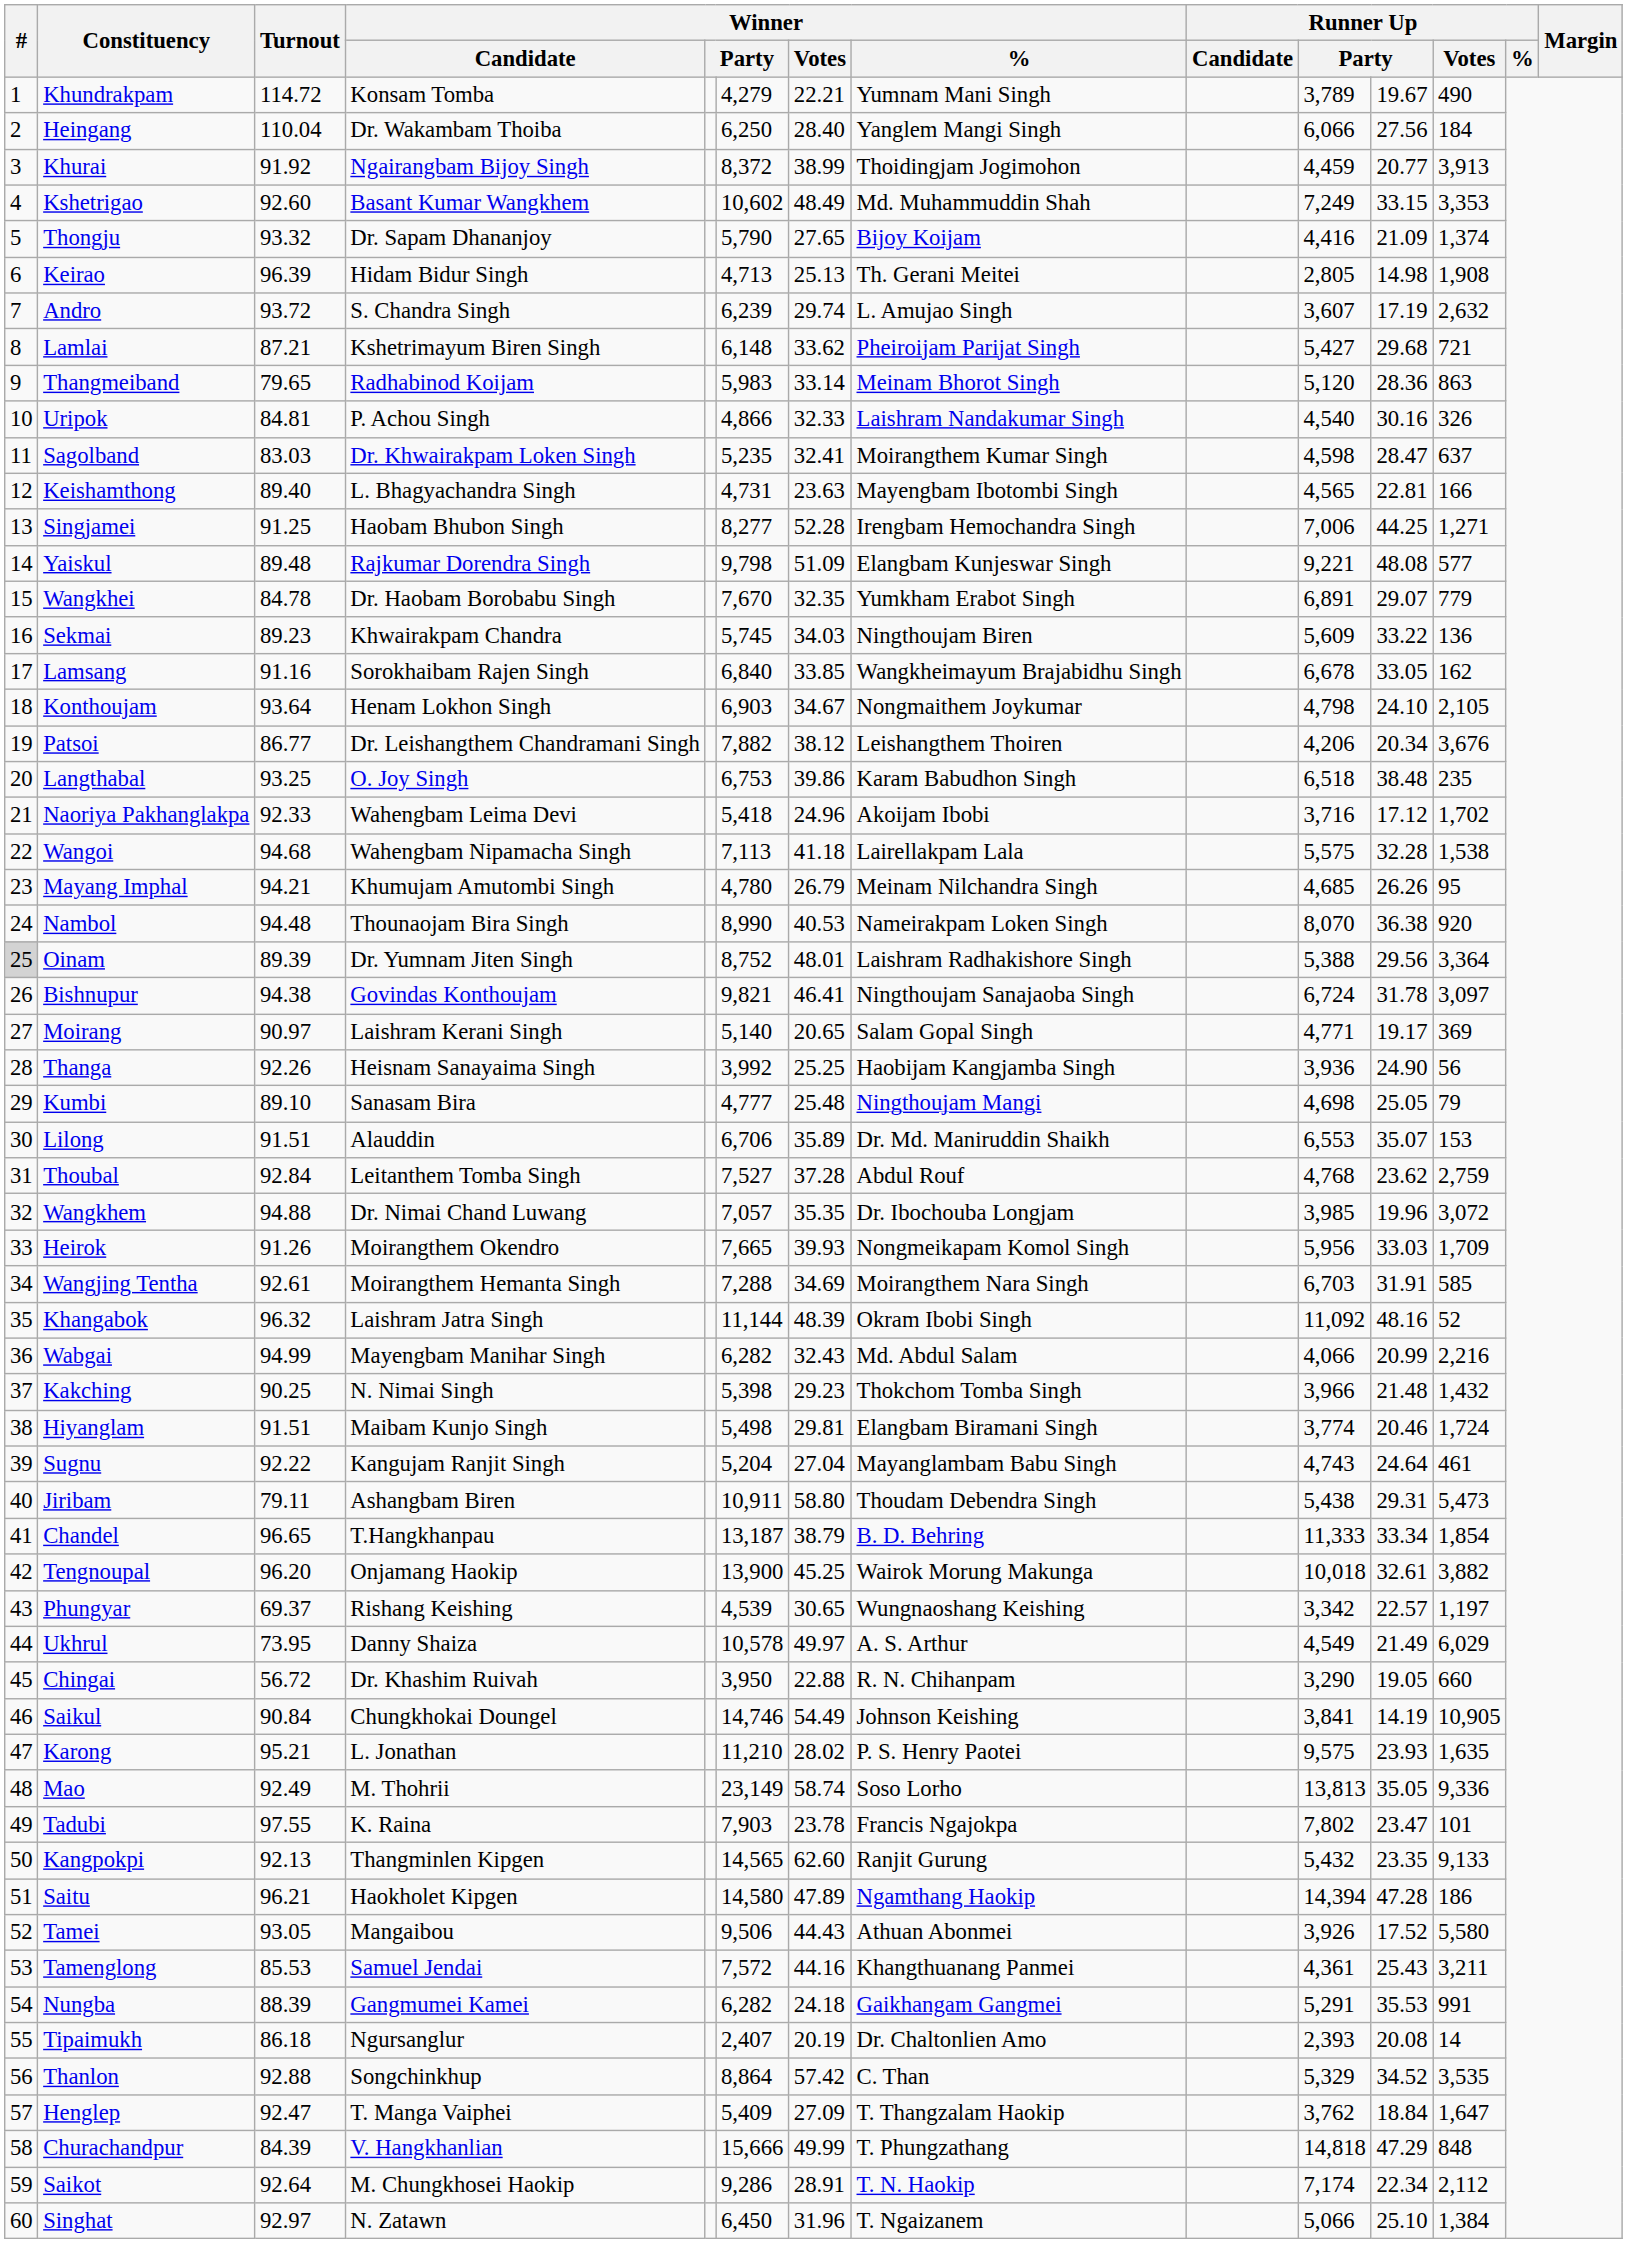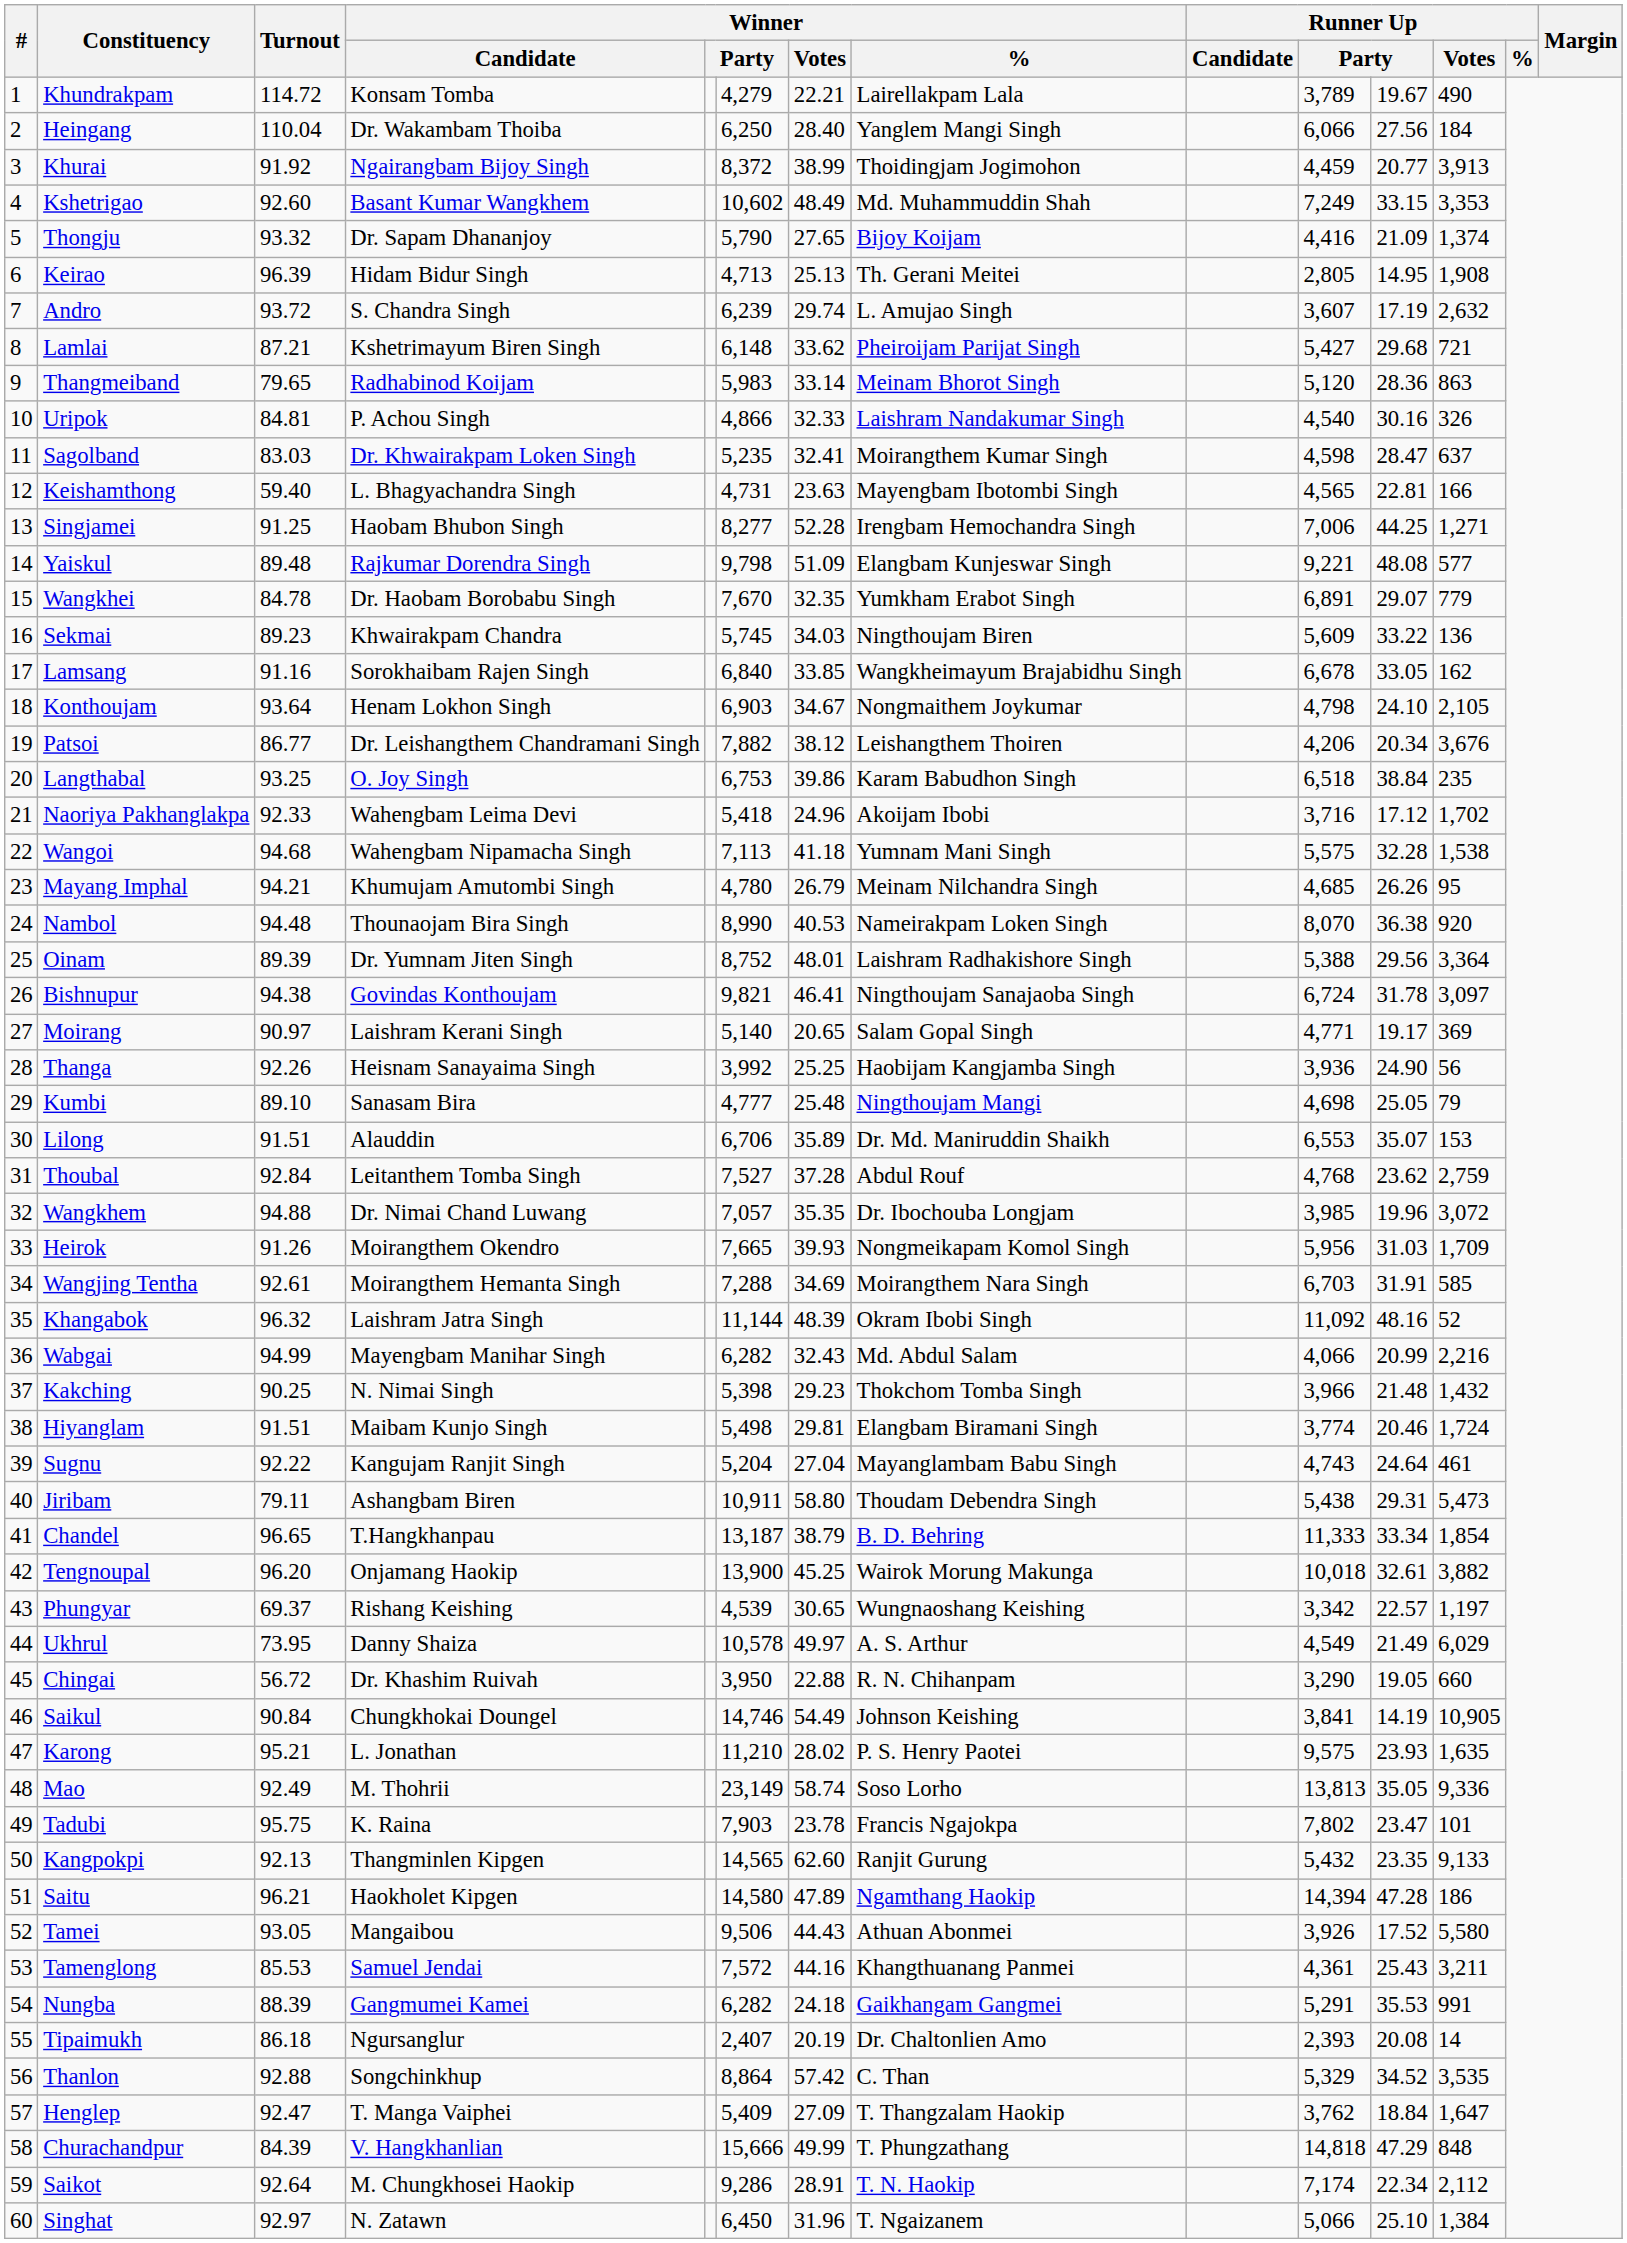(954, 94) Yumnam Mani Singh -> (940, 94) Lairellakpam Lala
(1402, 274) 14.98 -> (1402, 274) 14.95
(285, 490) 89.40 -> (285, 490) 59.40
(1402, 779) 38.48 -> (1402, 779) 38.84
(940, 851) Lairellakpam Lala -> (954, 851) Yumnam Mani Singh
(21, 959) lightgrey background -> (21, 959) no background
(1402, 1247) 33.03 -> (1402, 1247) 31.03
(285, 1824) 97.55 -> (285, 1824) 95.75
